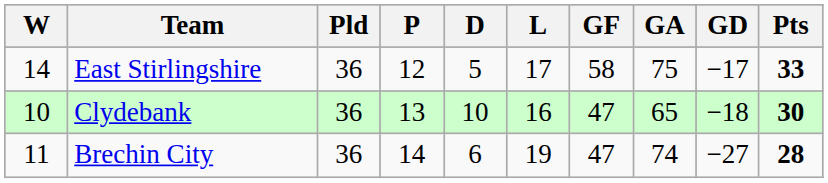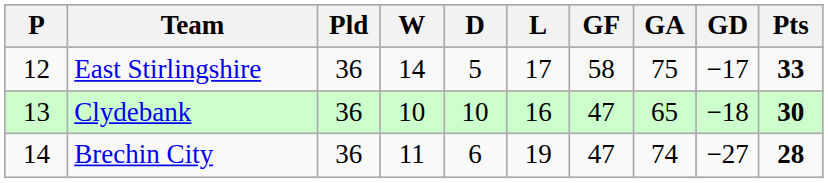columns swapped: (412, 25) <-> (36, 25)
